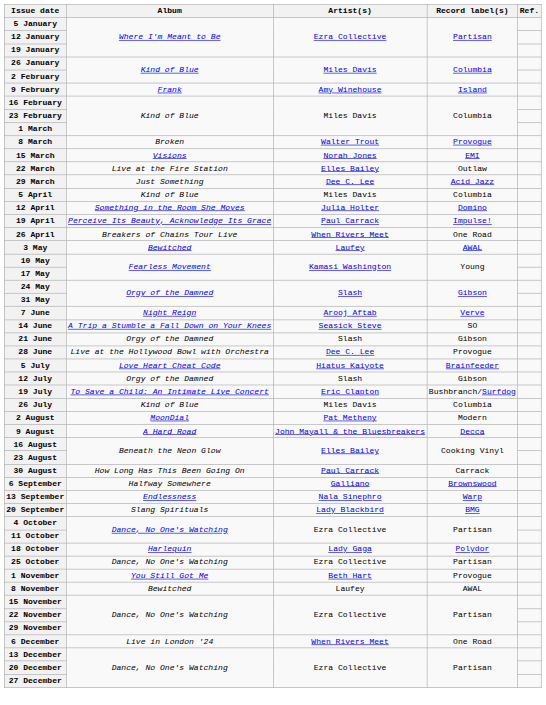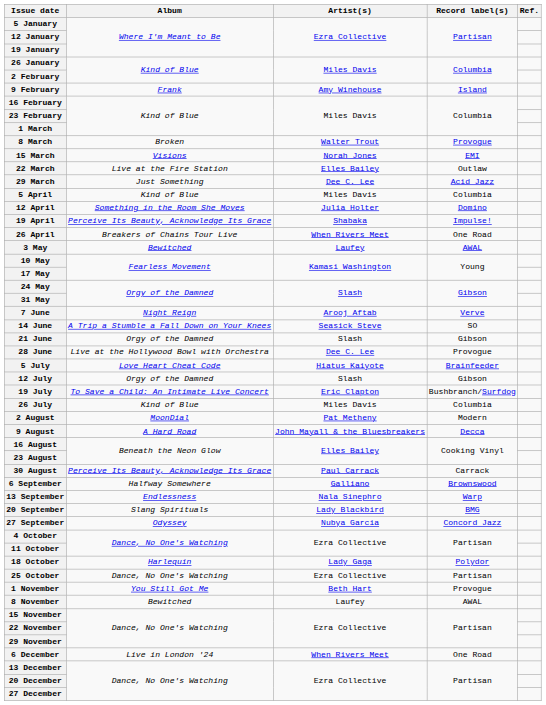(350, 221) Paul Carrack -> (350, 221) Shabaka
(170, 471) How Long Has This Been Going On -> (170, 471) Perceive Its Beauty, Acknowledge Its Grace
+ row: (35, 523)
